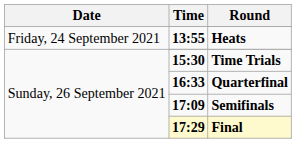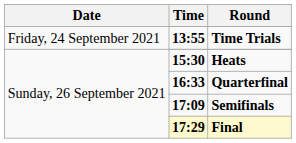(229, 37) Heats -> (246, 37) Time Trials
(246, 60) Time Trials -> (229, 60) Heats
